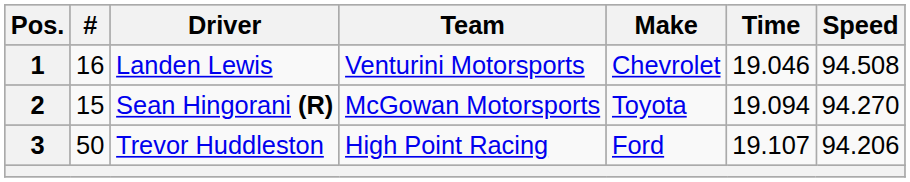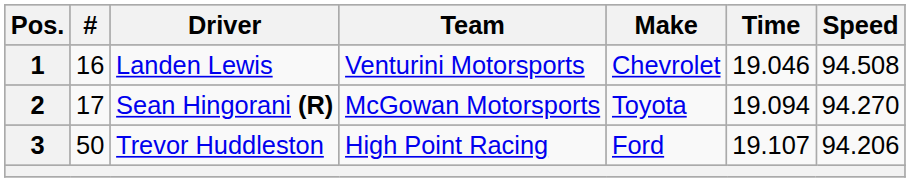(90, 105) 15 -> (90, 105) 17
